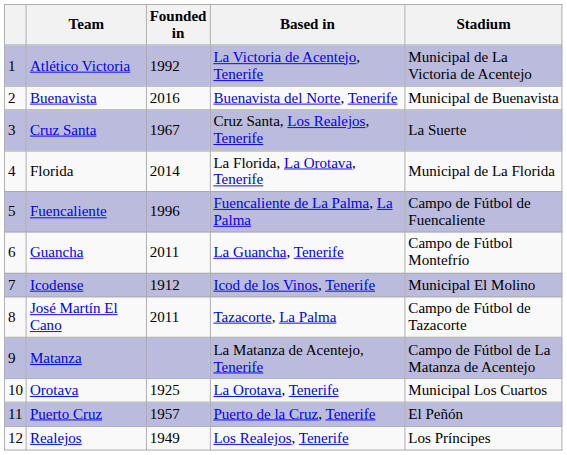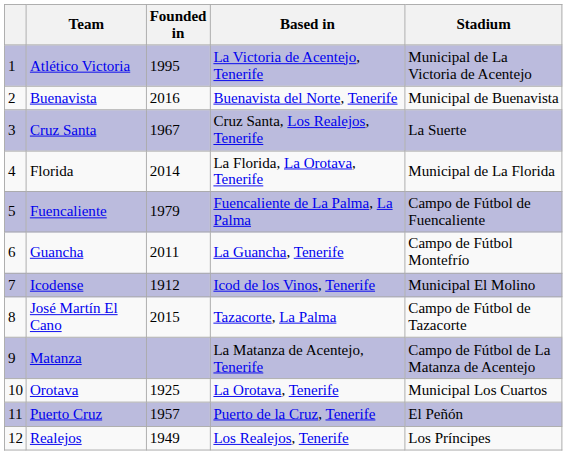(165, 65) 1992 -> (165, 65) 1995
(165, 211) 1996 -> (165, 211) 1979
(164, 317) 2011 -> (165, 317) 2015
